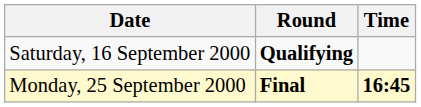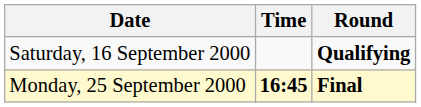columns swapped: (386, 20) <-> (306, 20)
